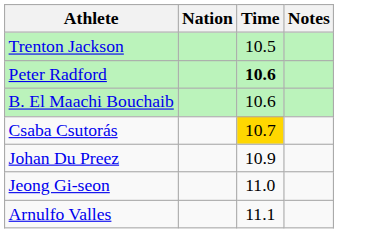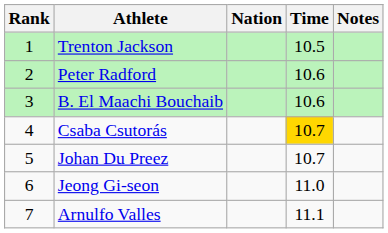+ column: (29, 18)
(260, 74) bold -> (309, 74) normal
(260, 158) 10.9 -> (309, 158) 10.7
